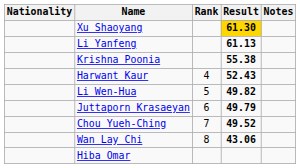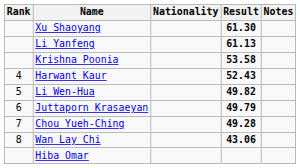columns swapped: (207, 13) <-> (39, 13)
(241, 29) gold background -> (241, 29) no background
(241, 61) 55.38 -> (241, 61) 53.58
(241, 124) 49.52 -> (241, 124) 49.28
